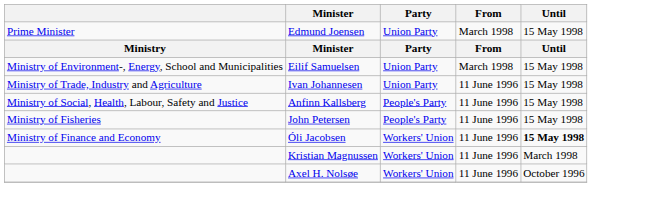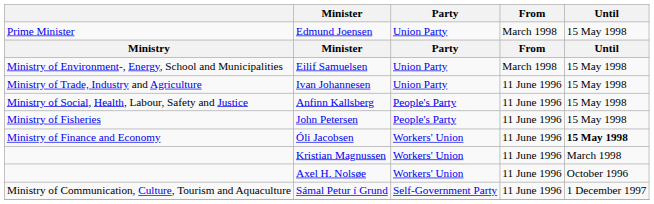+ row: (342, 191)
